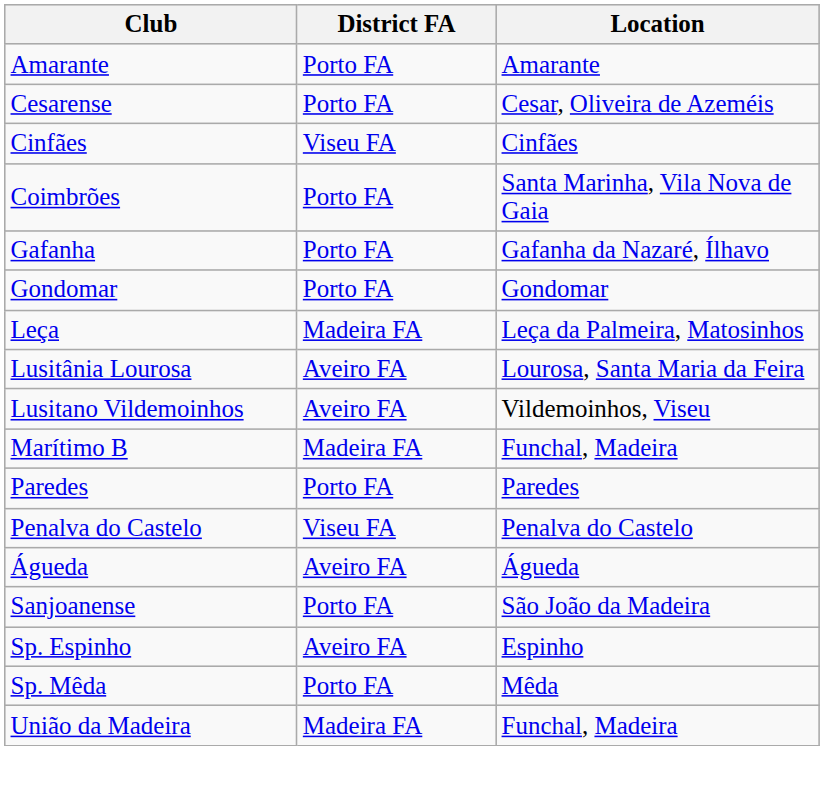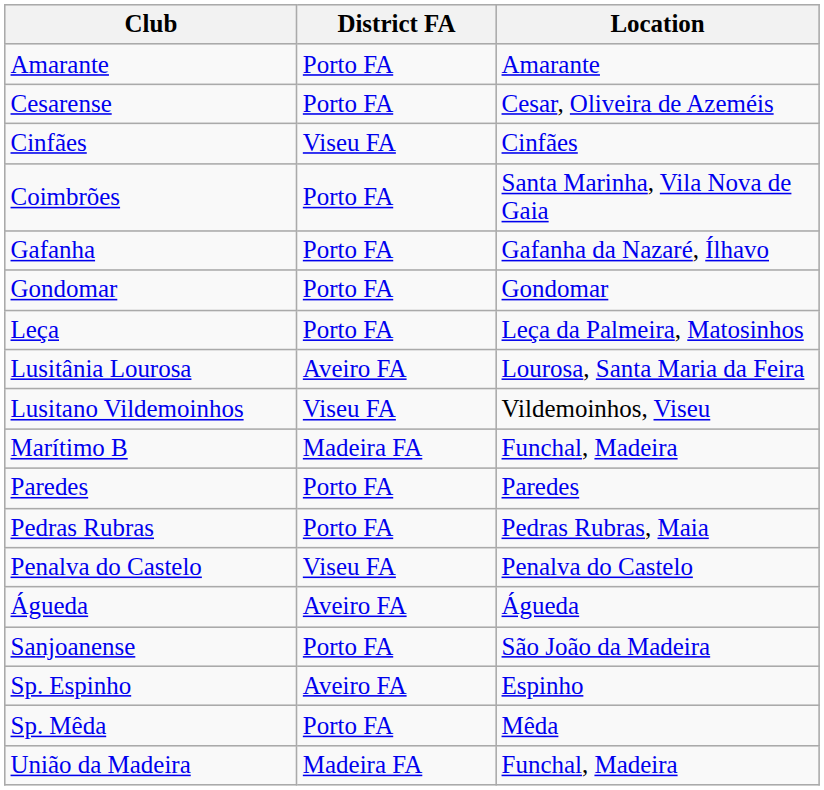(363, 329) Madeira FA -> (348, 329) Porto FA
(355, 408) Aveiro FA -> (349, 408) Viseu FA
+ row: (82, 527)
